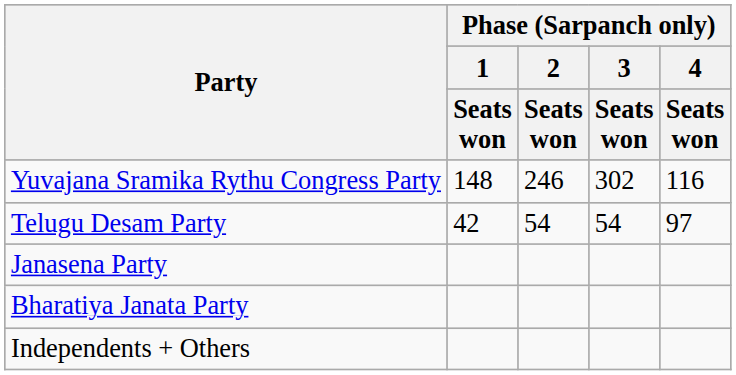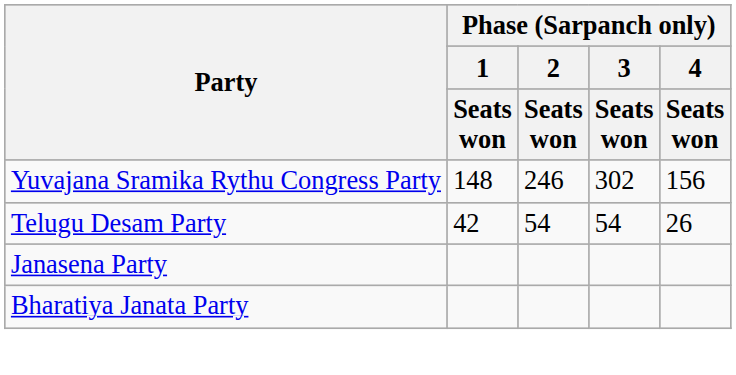(685, 180) 116 -> (686, 180) 156
(679, 222) 97 -> (679, 222) 26
- row: (131, 348)
